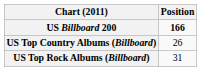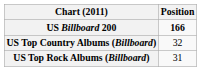(178, 43) 26 -> (178, 43) 32
